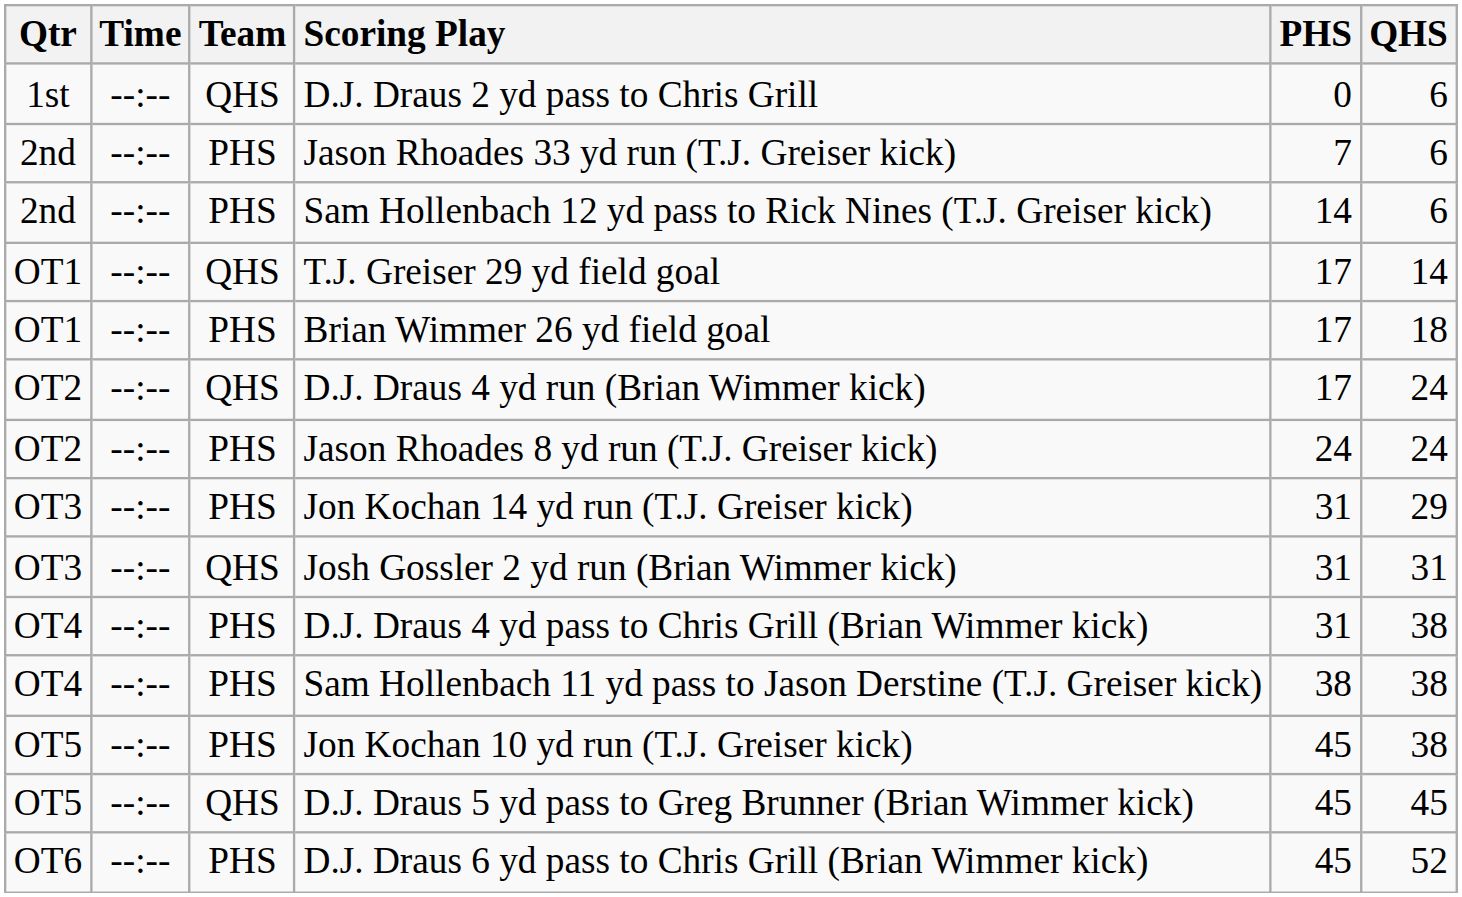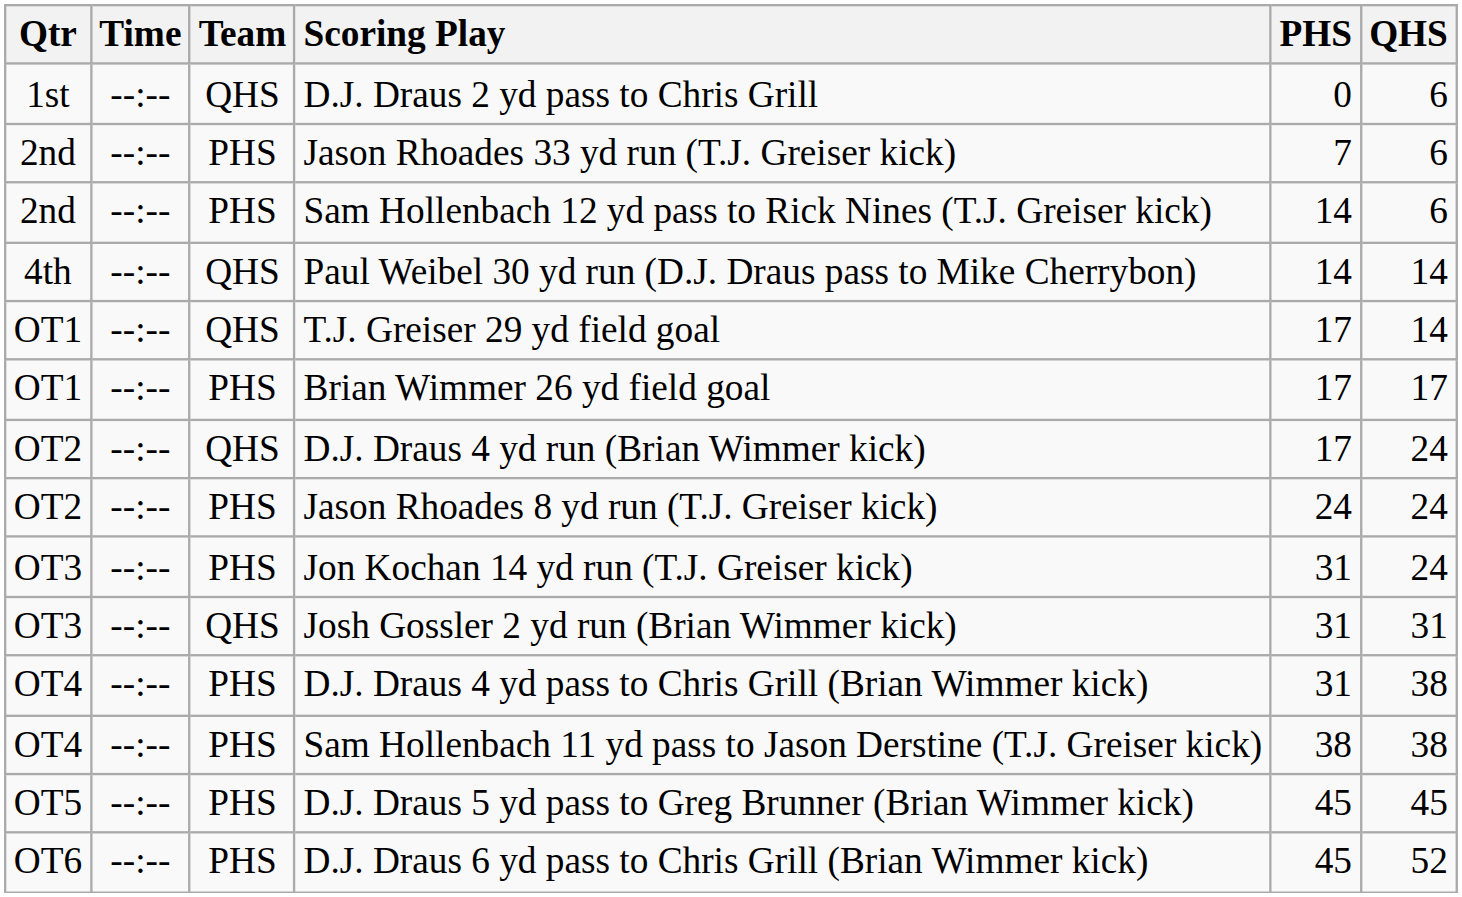+ row: (750, 270)
(1429, 329) 18 -> (1429, 388) 17
(1429, 507) 29 -> (1429, 566) 24
- row: (608, 743)
(242, 802) QHS -> (242, 802) PHS
